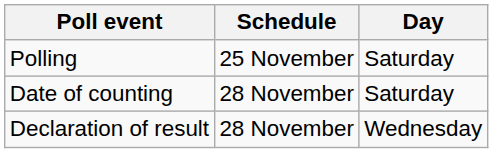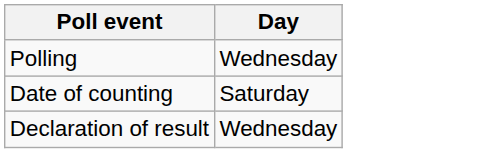- column: (287, 22)
(409, 57) Saturday -> (278, 57) Wednesday
